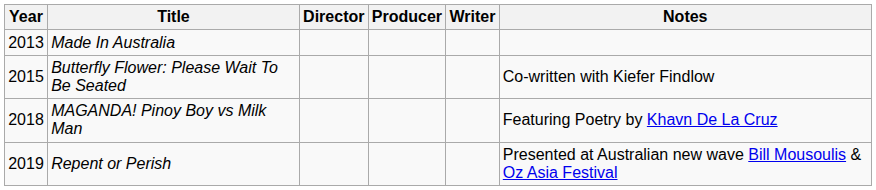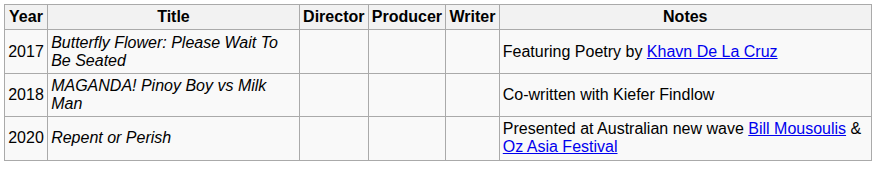- row: (113, 42)
(26, 76) 2015 -> (26, 51) 2017
(609, 76) Co-written with Kiefer Findlow -> (640, 51) Featuring Poetry by Khavn De La Cruz
(640, 120) Featuring Poetry by Khavn De La Cruz -> (609, 94) Co-written with Kiefer Findlow
(26, 163) 2019 -> (26, 138) 2020
